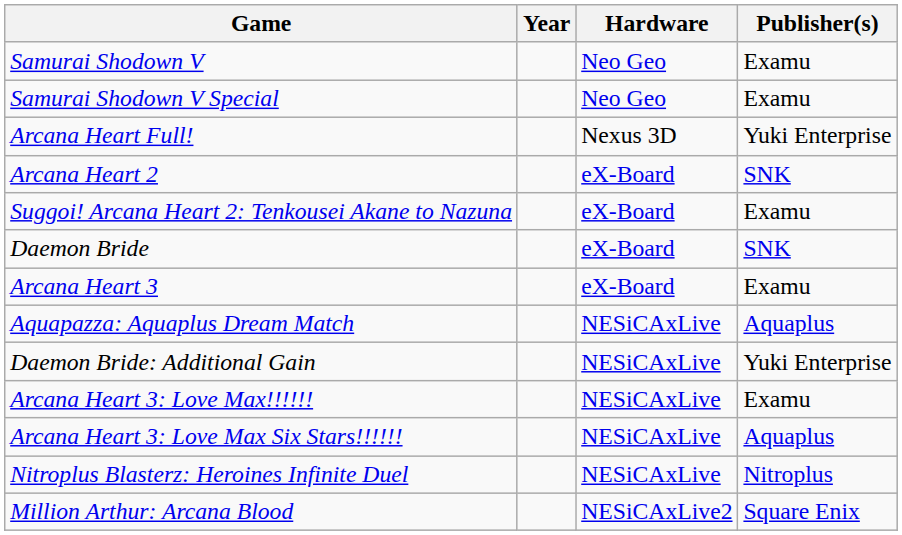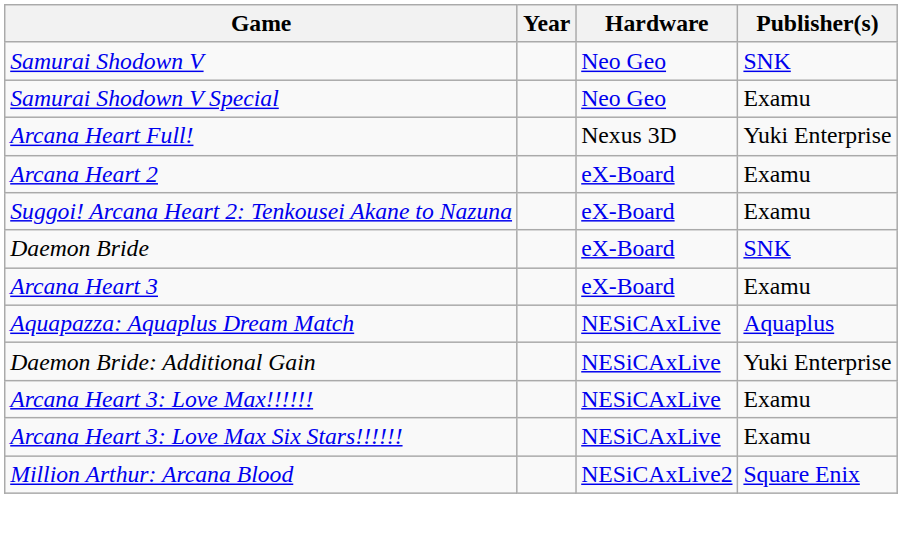(777, 60) Examu -> (767, 60) SNK
(767, 173) SNK -> (777, 173) Examu
(789, 436) Aquaplus -> (777, 436) Examu
- row: (209, 473)
